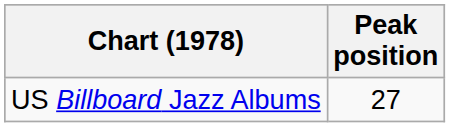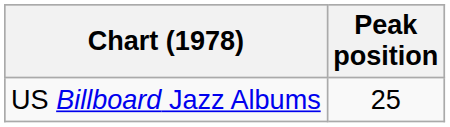(386, 99) 27 -> (386, 99) 25
